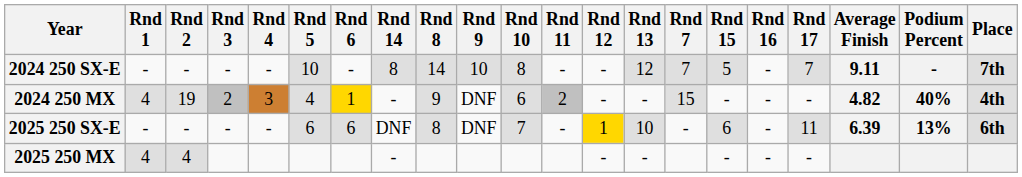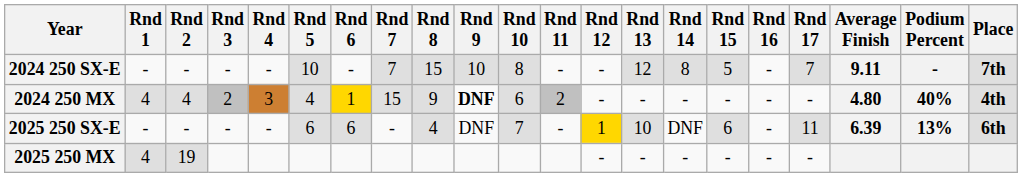columns swapped: (686, 29) <-> (394, 29)
(436, 69) 14 -> (433, 69) 15
(187, 98) 19 -> (187, 98) 4
(479, 98) normal -> (476, 98) bold
(865, 98) 4.82 -> (866, 98) 4.80
(436, 127) 8 -> (433, 127) 4
(187, 157) 4 -> (187, 157) 19
